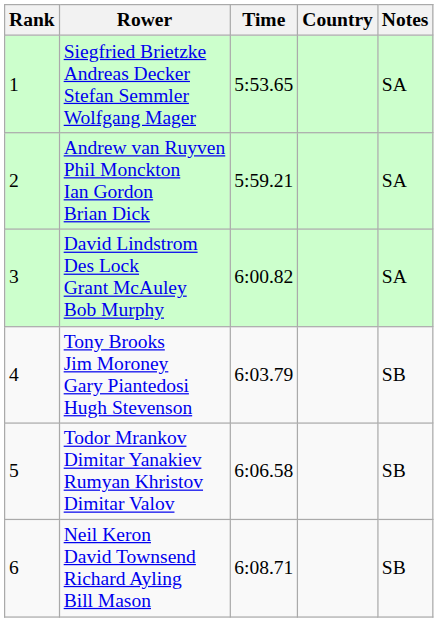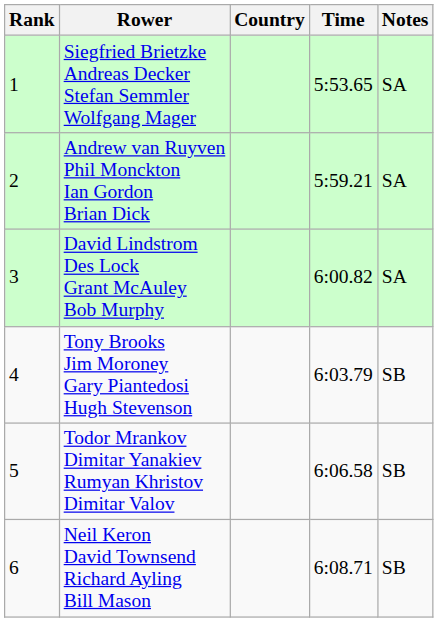columns swapped: (338, 19) <-> (264, 19)
